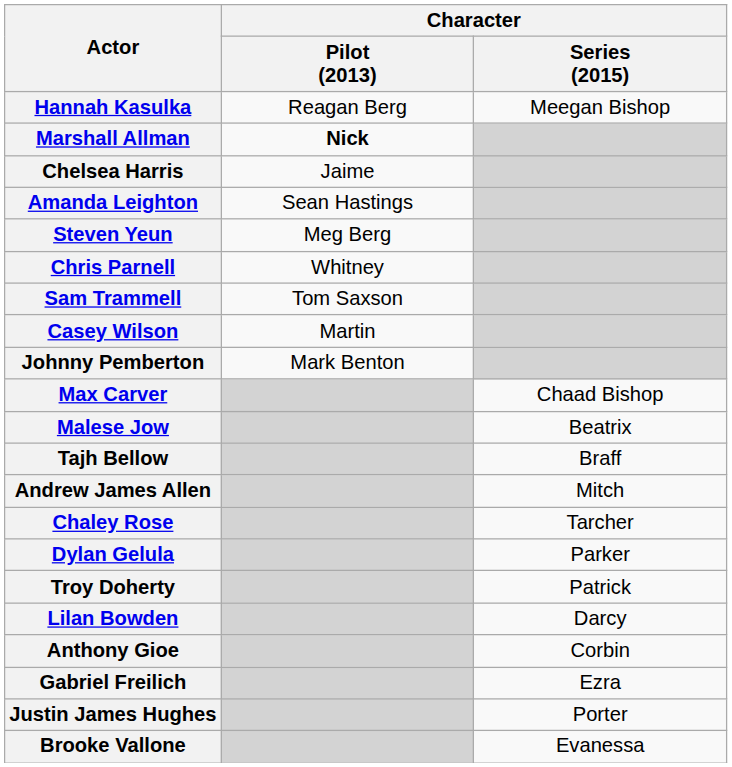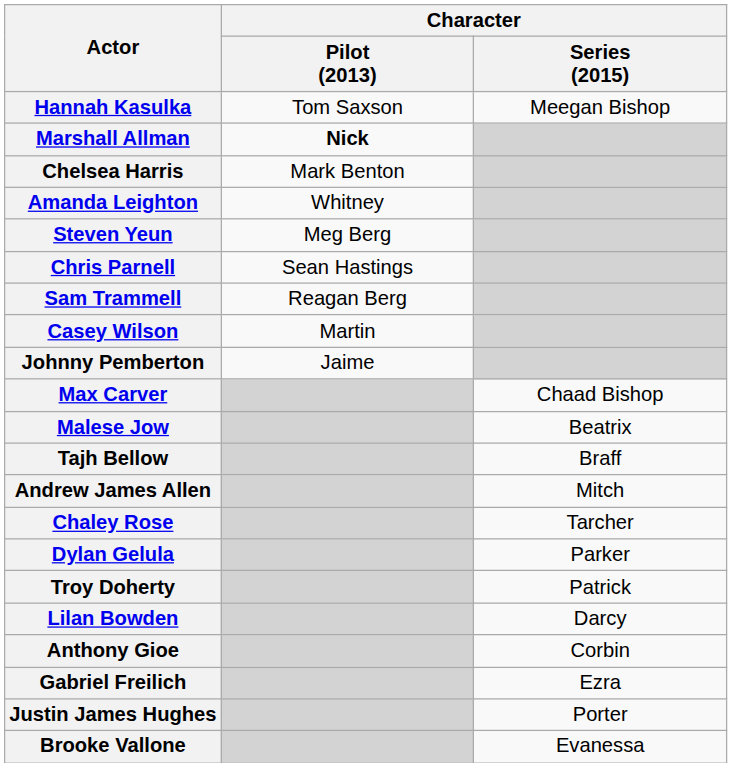(348, 107) Reagan Berg -> (348, 107) Tom Saxson
(348, 171) Jaime -> (348, 171) Mark Benton
(348, 203) Sean Hastings -> (348, 203) Whitney
(348, 266) Whitney -> (348, 266) Sean Hastings
(348, 298) Tom Saxson -> (348, 298) Reagan Berg
(348, 362) Mark Benton -> (348, 362) Jaime
